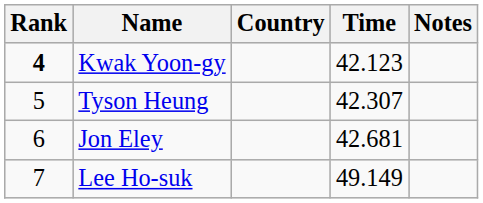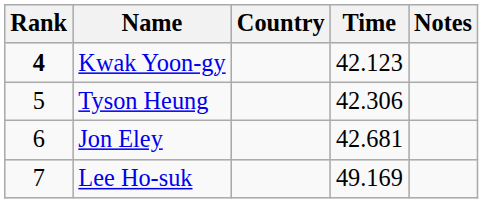(369, 100) 42.307 -> (369, 100) 42.306
(369, 178) 49.149 -> (369, 178) 49.169
